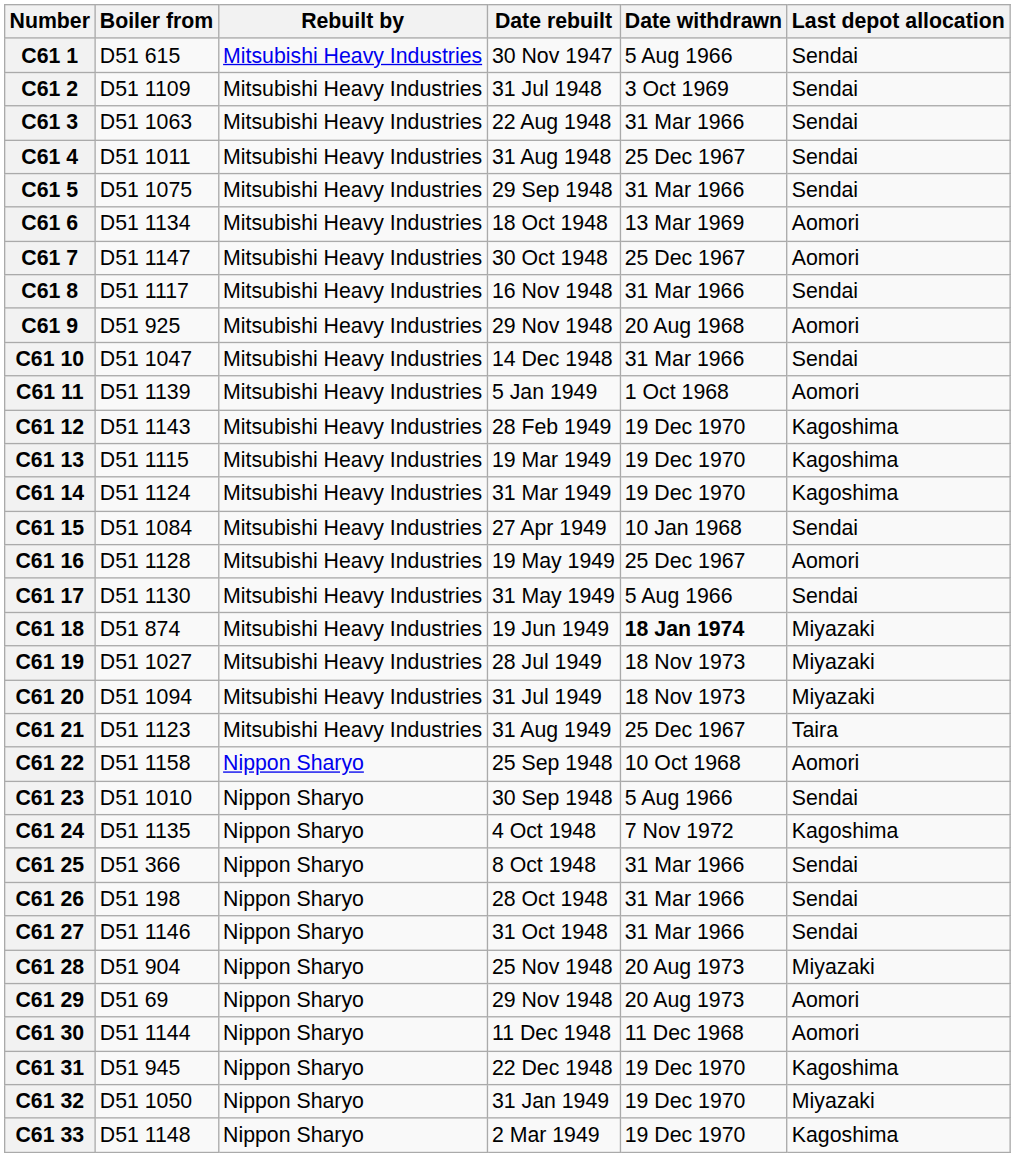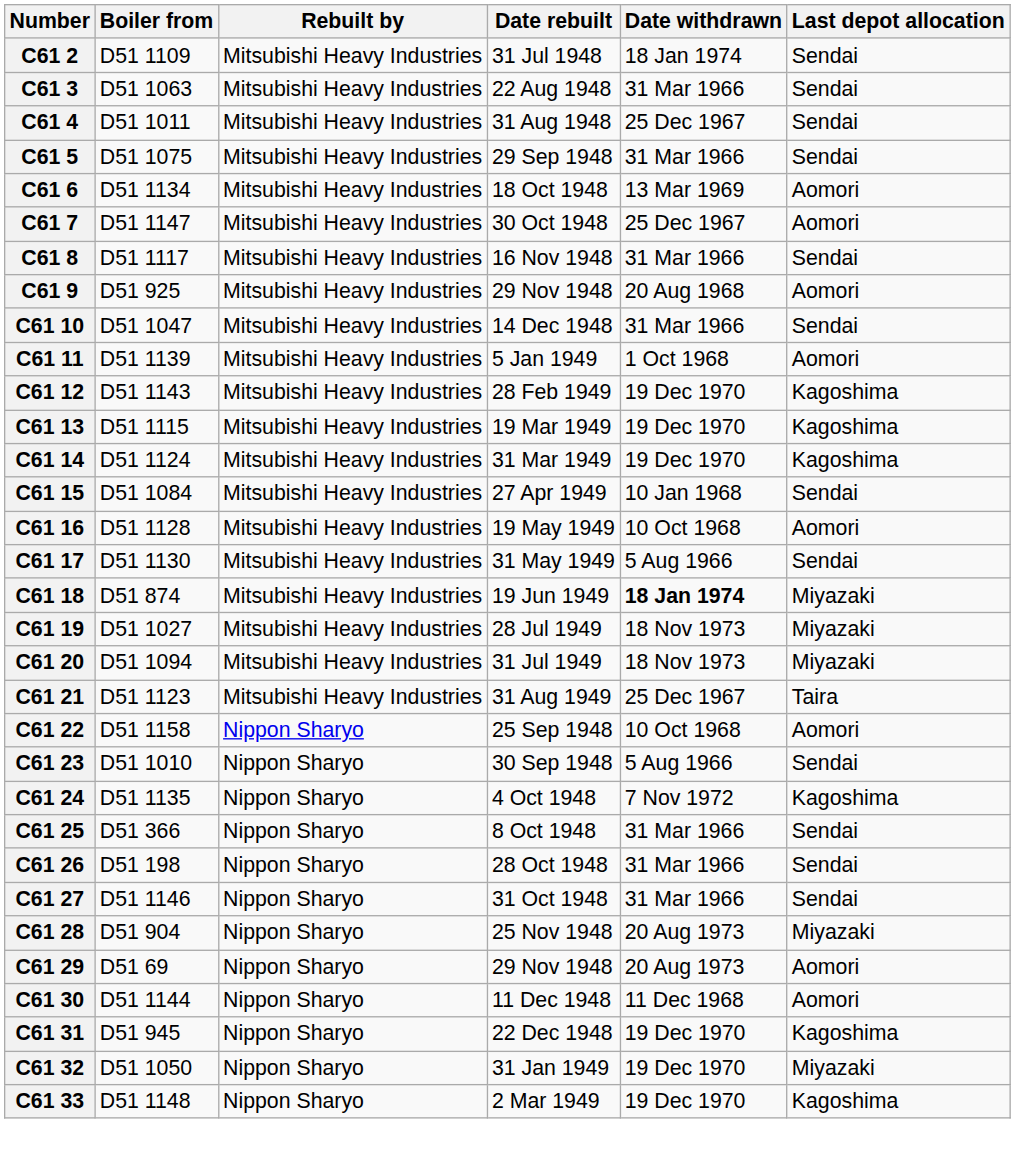- row: (50, 55)
(677, 88) 3 Oct 1969 -> (683, 55) 18 Jan 1974
(685, 561) 25 Dec 1967 -> (683, 527) 10 Oct 1968
